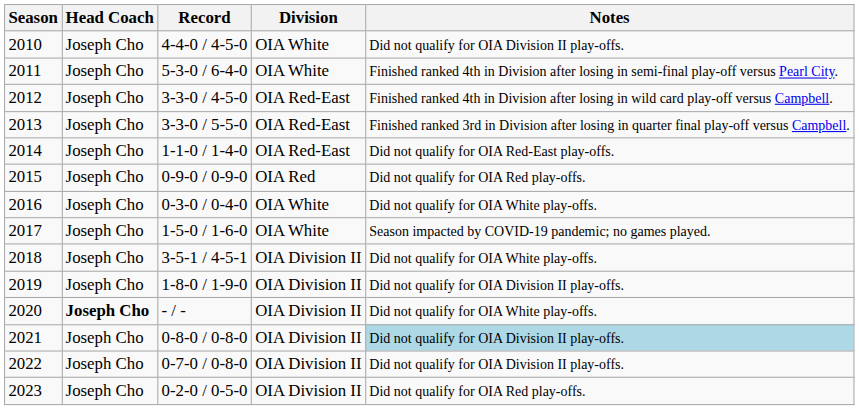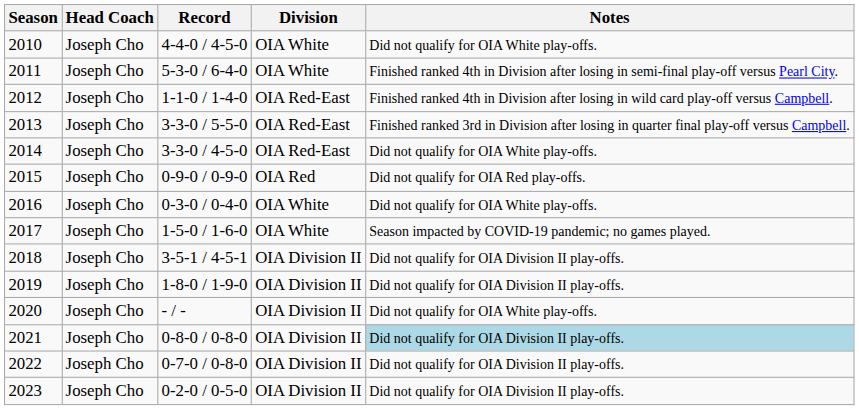(497, 45) Did not qualify for OIA Division II play-offs. -> (483, 45) Did not qualify for OIA White play-offs.
(204, 97) 3-3-0 / 4-5-0 -> (204, 97) 1-1-0 / 1-4-0
(204, 151) 1-1-0 / 1-4-0 -> (204, 151) 3-3-0 / 4-5-0
(492, 152) Did not qualify for OIA Red-East play-offs. -> (483, 152) Did not qualify for OIA White play-offs.
(483, 258) Did not qualify for OIA White play-offs. -> (497, 258) Did not qualify for OIA Division II play-offs.
(107, 310) bold -> (105, 310) normal
(477, 391) Did not qualify for OIA Red play-offs. -> (497, 391) Did not qualify for OIA Division II play-offs.
